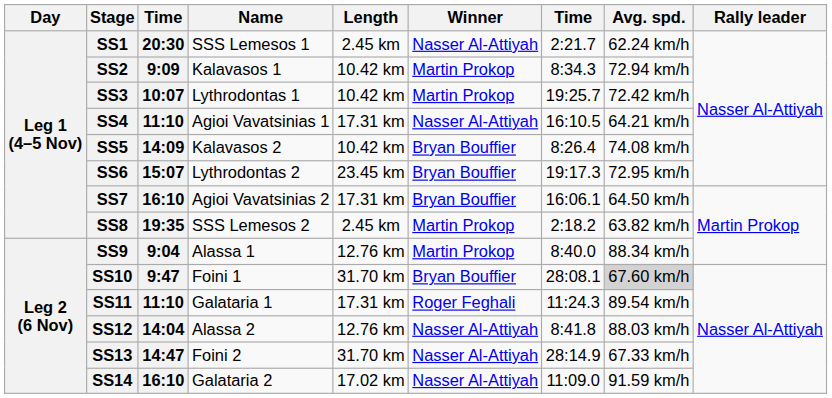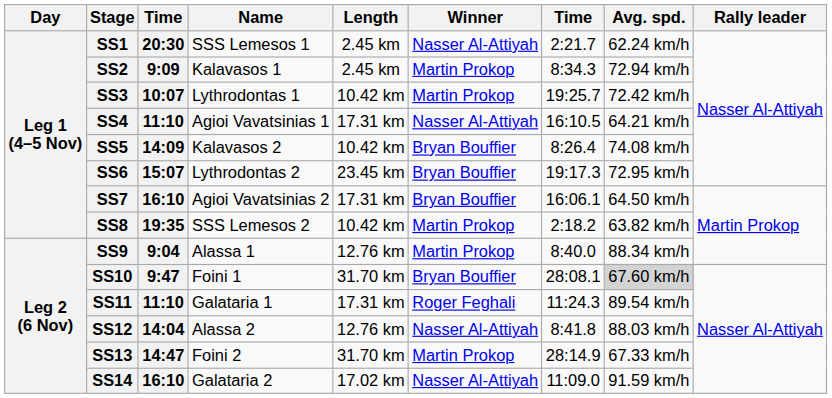(371, 70) 10.42 km -> (371, 70) 2.45 km
(371, 225) 2.45 km -> (371, 225) 10.42 km
(475, 355) Nasser Al-Attiyah -> (463, 355) Martin Prokop
